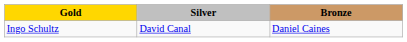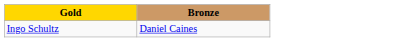- column: (203, 12)
